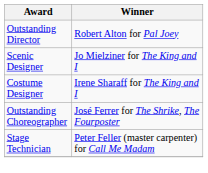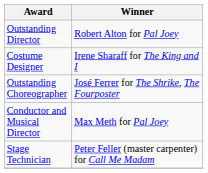- row: (25, 61)
+ row: (36, 121)
